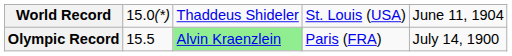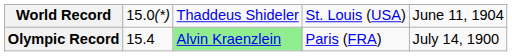(140, 39) 15.5 -> (140, 39) 15.4
